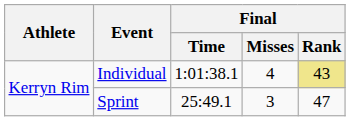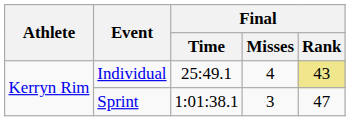(207, 74) 1:01:38.1 -> (206, 74) 25:49.1
(206, 102) 25:49.1 -> (207, 102) 1:01:38.1
